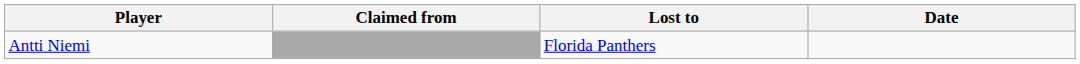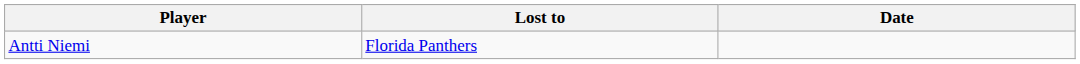- column: (406, 17)
